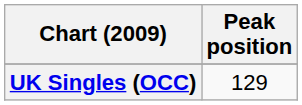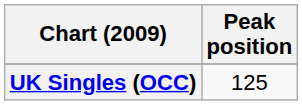(249, 81) 129 -> (249, 81) 125
